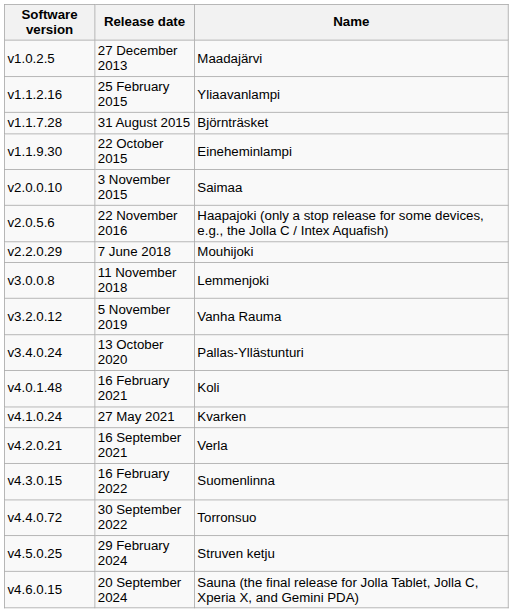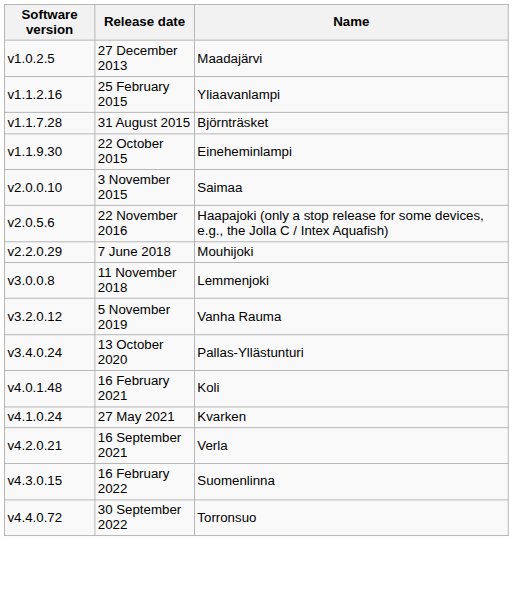- row: (134, 553)
- row: (139, 589)
